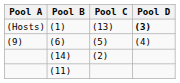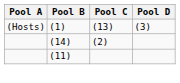(143, 27) bold -> (143, 27) normal
- row: (57, 41)
